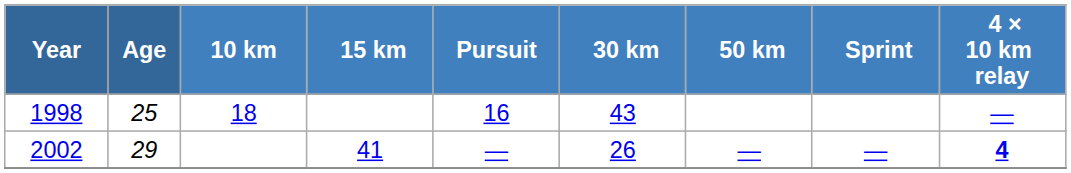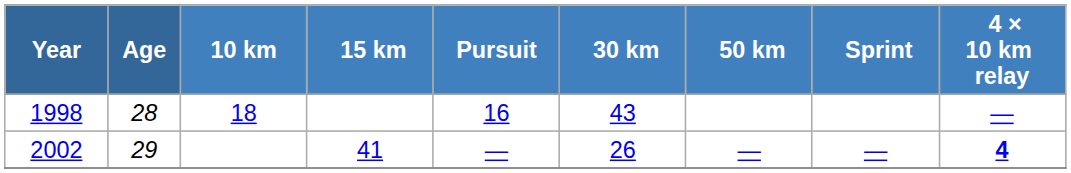(144, 113) 25 -> (144, 113) 28
